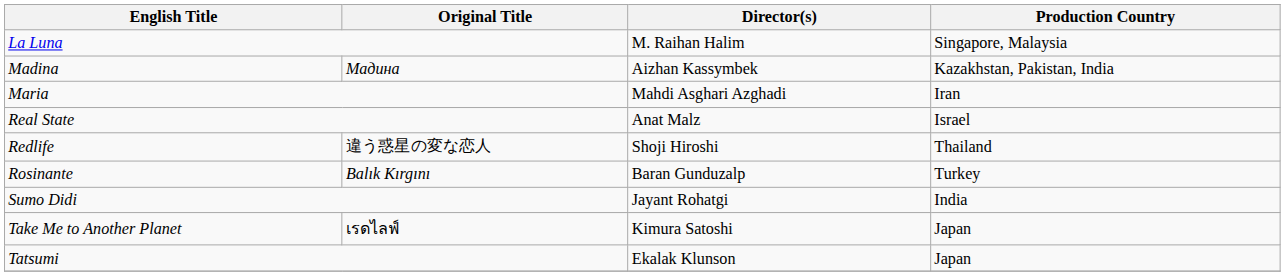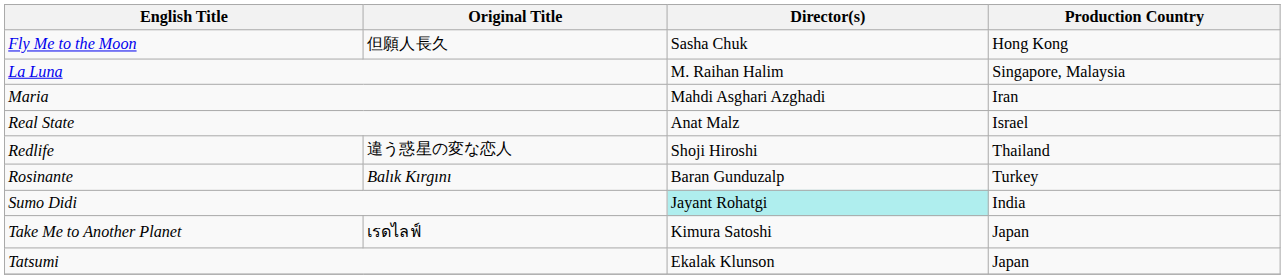+ row: (72, 44)
- row: (33, 68)
(680, 199) no background -> (719, 202) paleturquoise background
